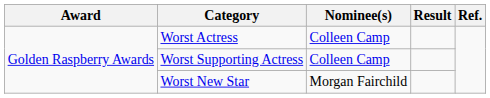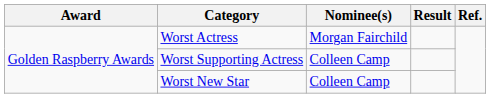(350, 37) Colleen Camp -> (358, 37) Morgan Fairchild
(358, 81) Morgan Fairchild -> (350, 81) Colleen Camp
